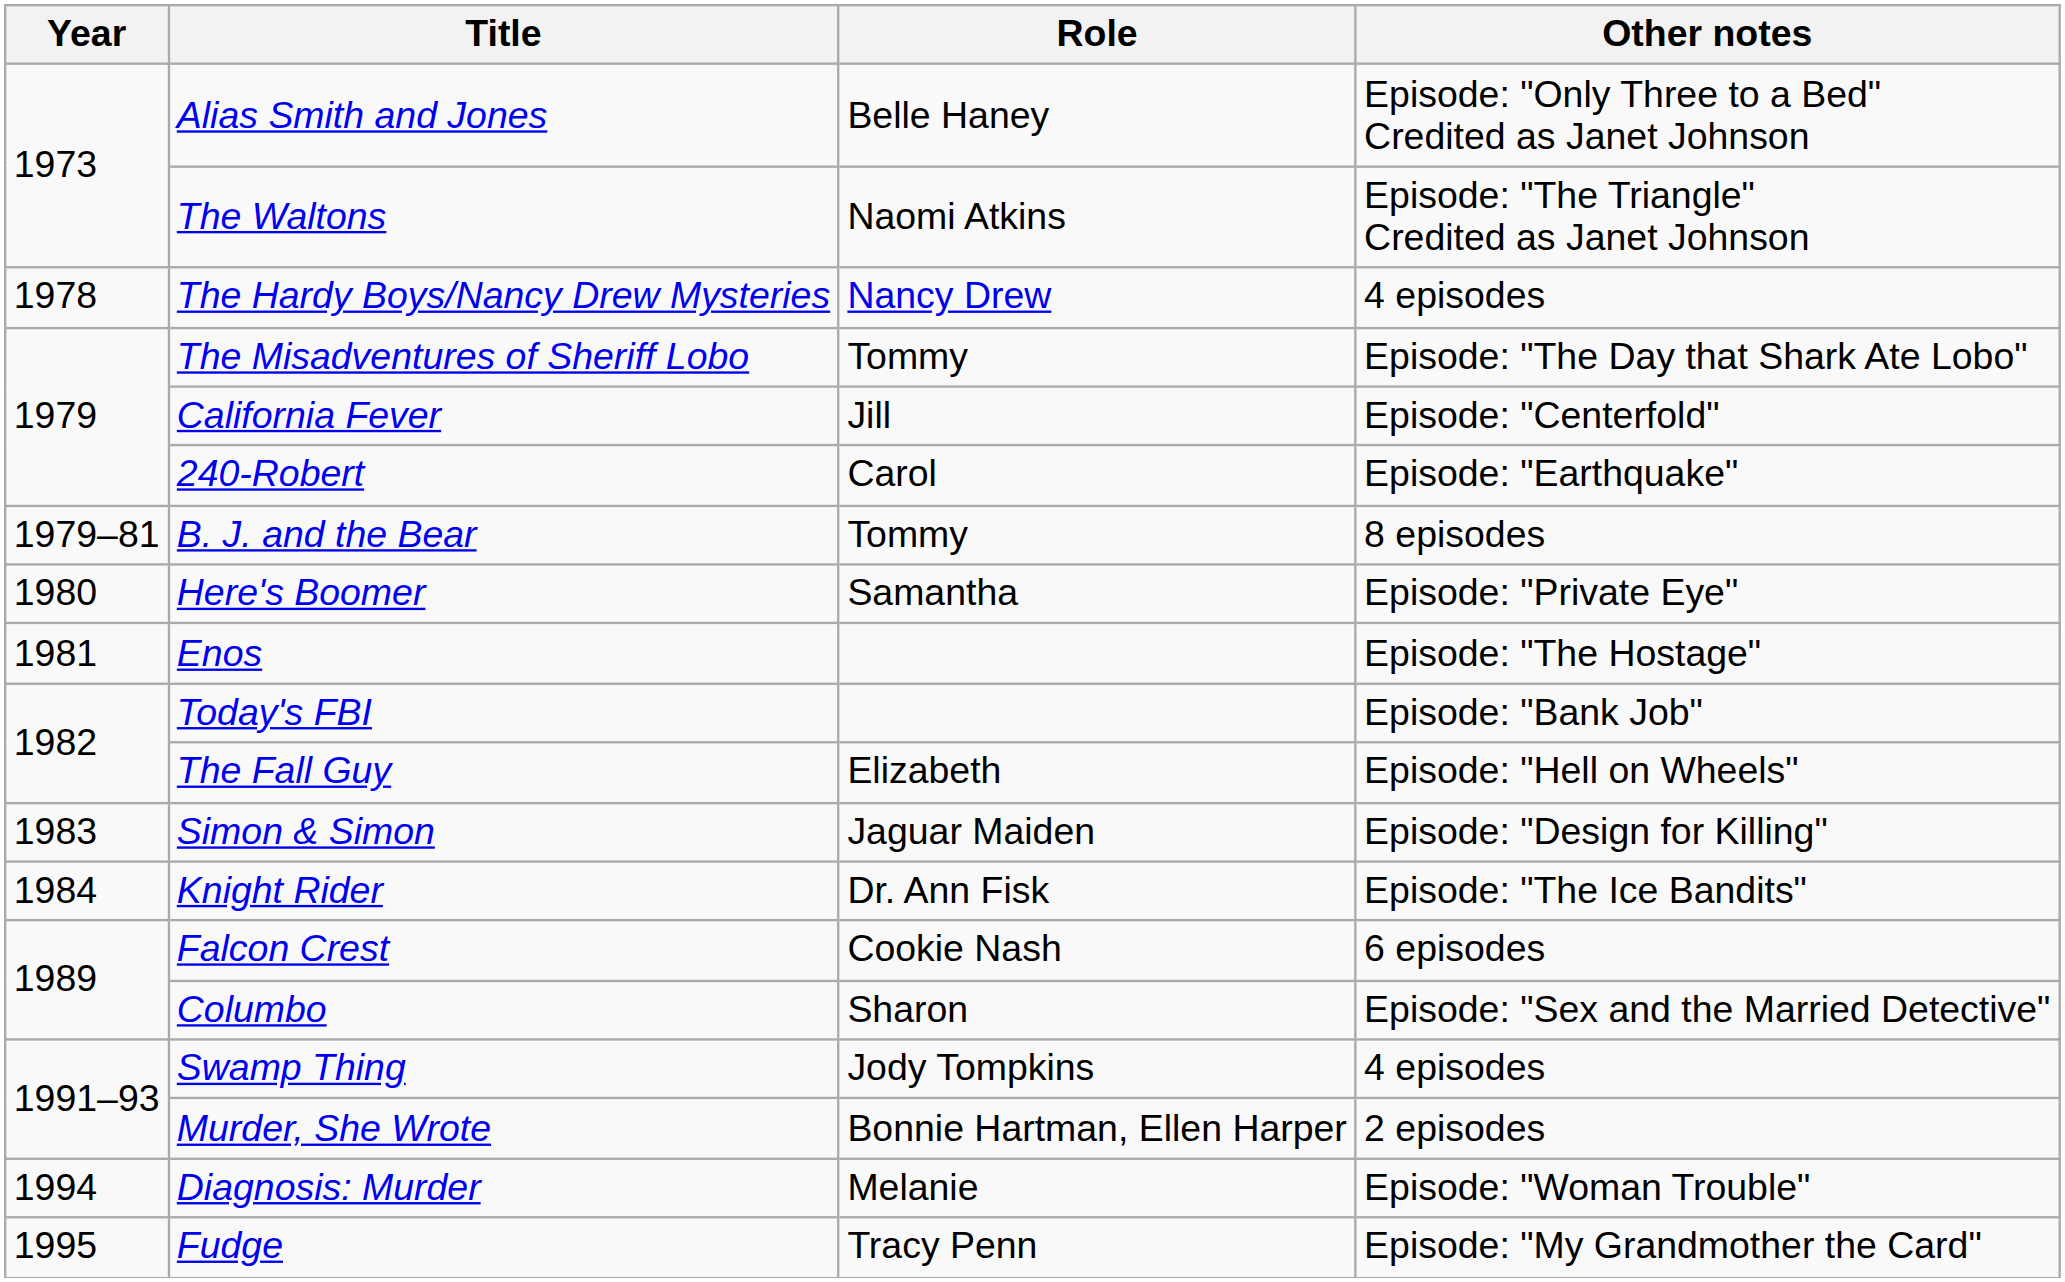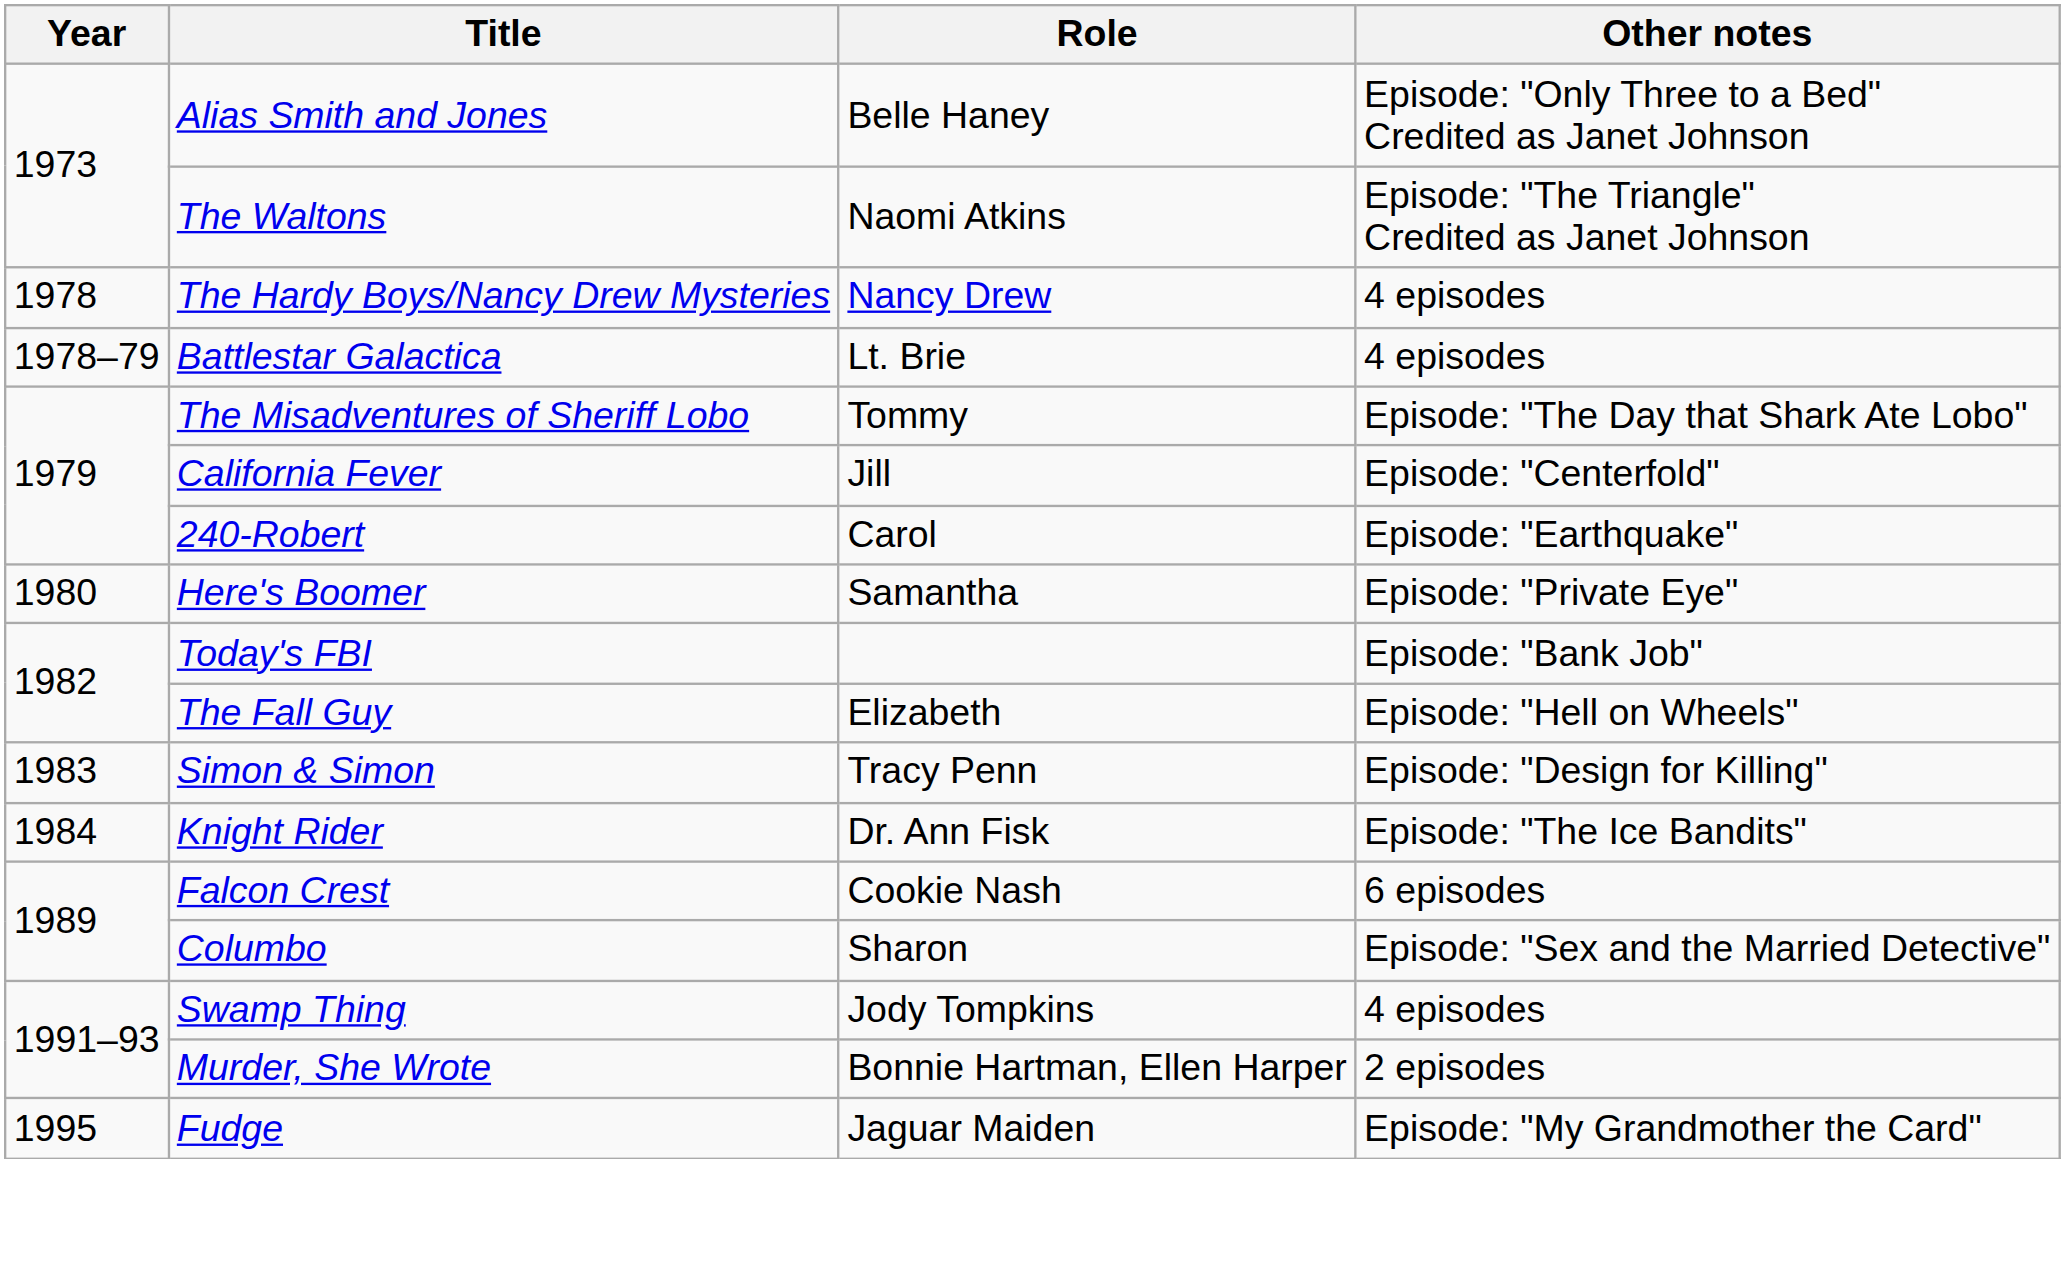+ row: (339, 355)
- row: (327, 534)
- row: (219, 652)
(971, 830) Jaguar Maiden -> (942, 771) Tracy Penn
- row: (329, 1187)
(942, 1246) Tracy Penn -> (971, 1127) Jaguar Maiden
